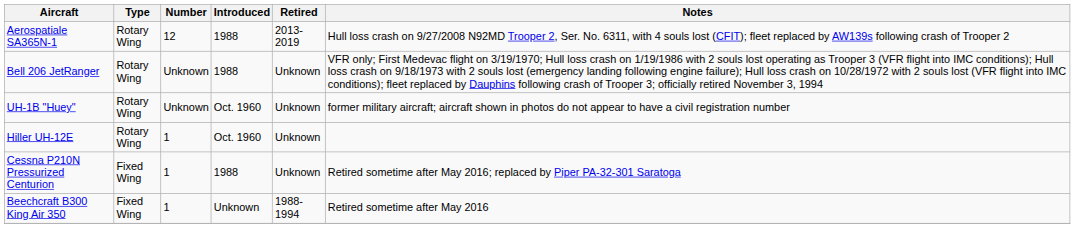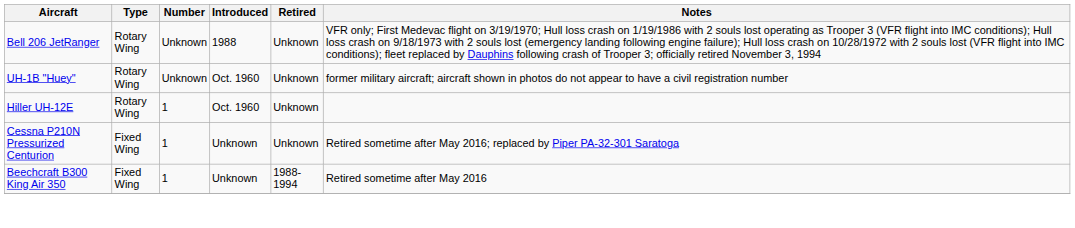- row: (37, 36)
(226, 172) 1988 -> (235, 143) Unknown
